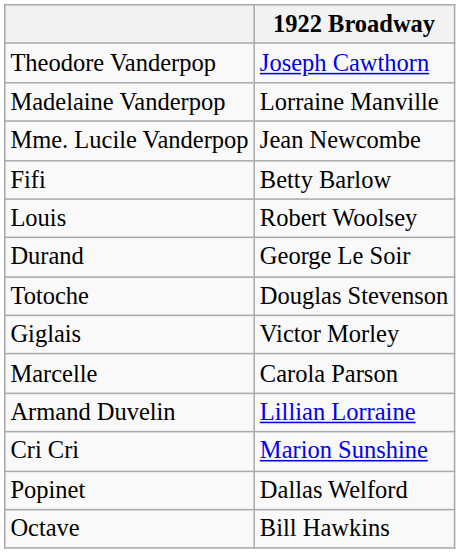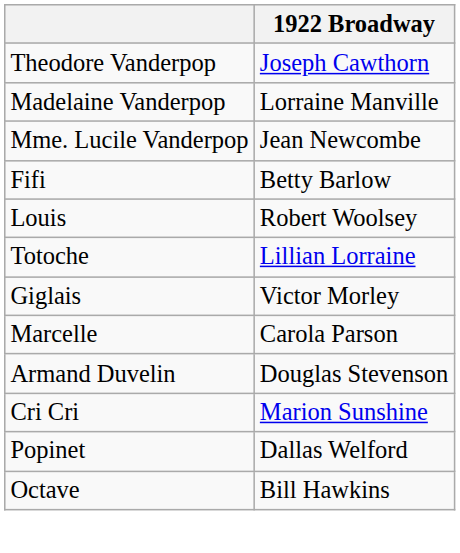- row: (47, 256)
(354, 295) Douglas Stevenson -> (338, 256) Lillian Lorraine
(338, 412) Lillian Lorraine -> (354, 373) Douglas Stevenson
